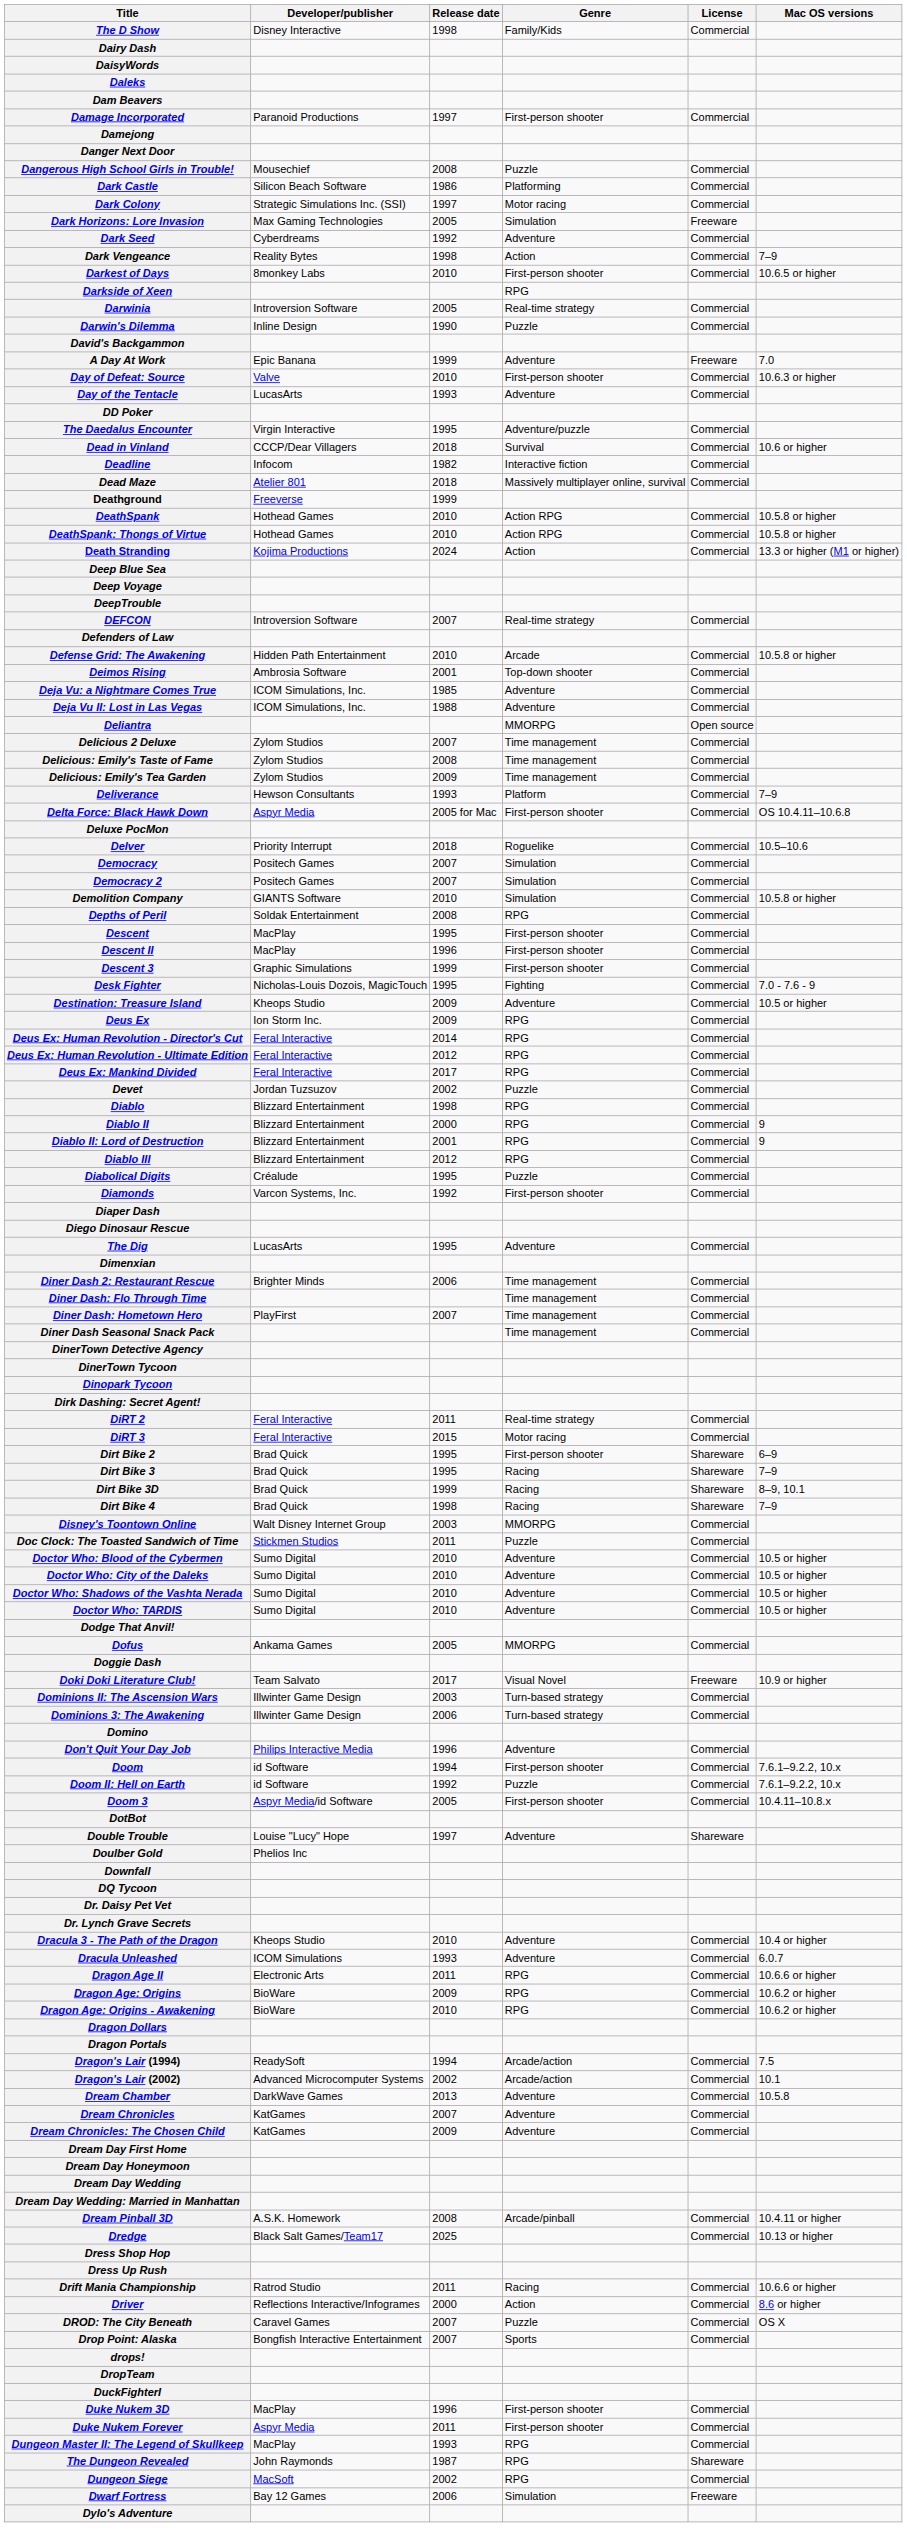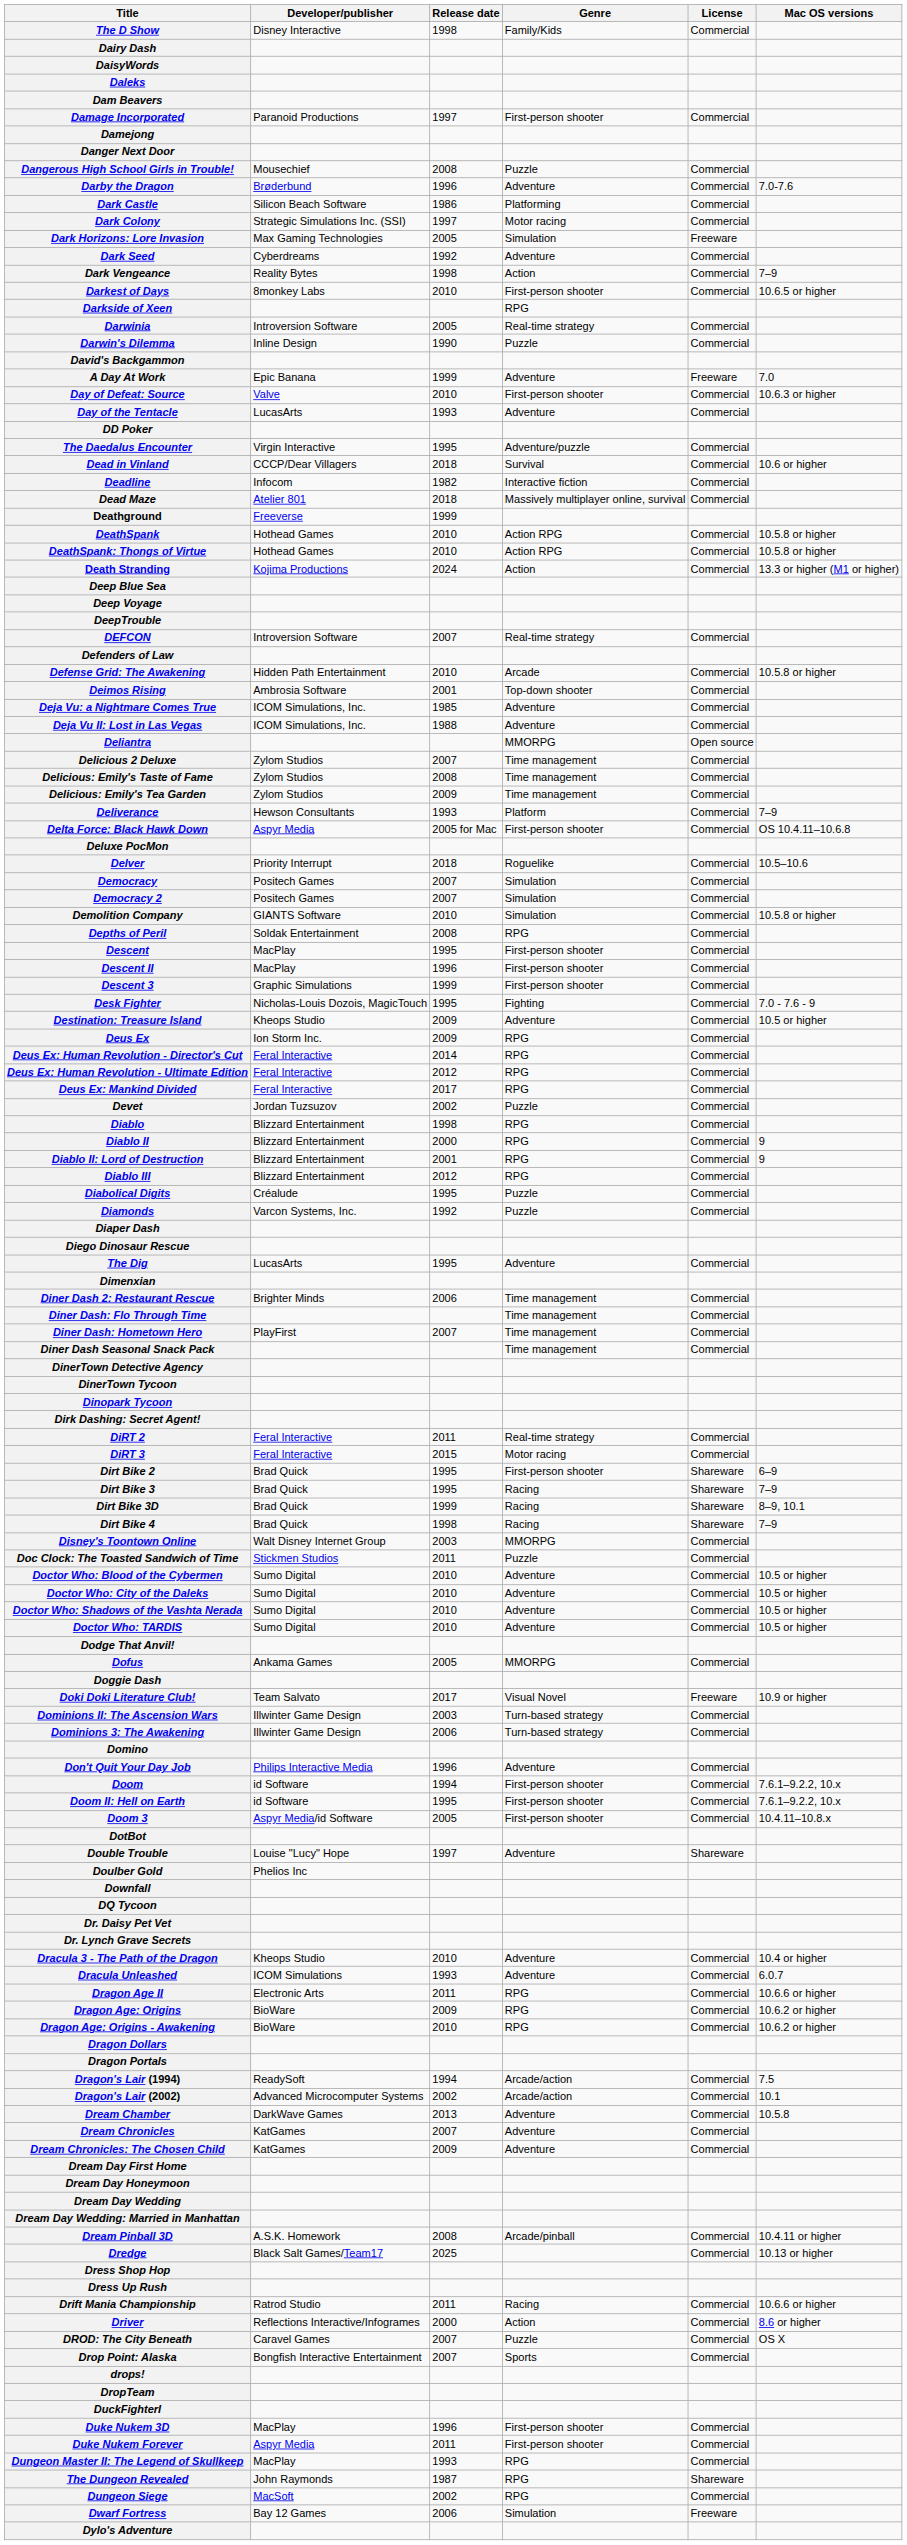+ row: (128, 186)
(554, 1193) First-person shooter -> (521, 1211) Puzzle
(445, 1784) 1992 -> (445, 1801) 1995
(521, 1784) Puzzle -> (554, 1801) First-person shooter
